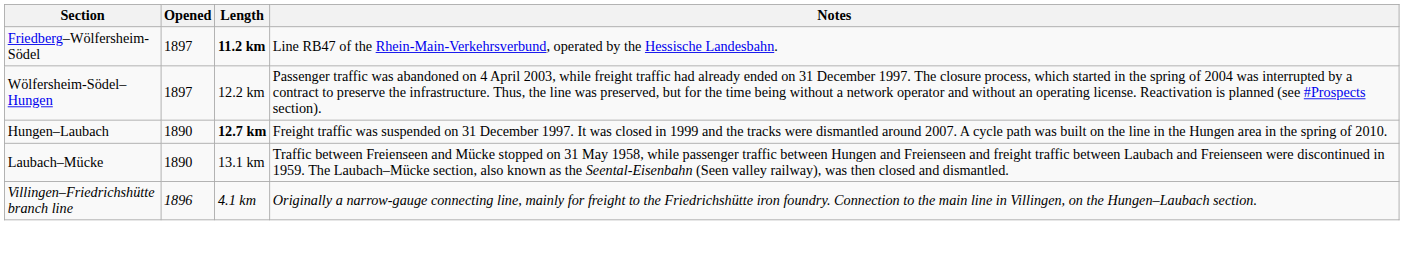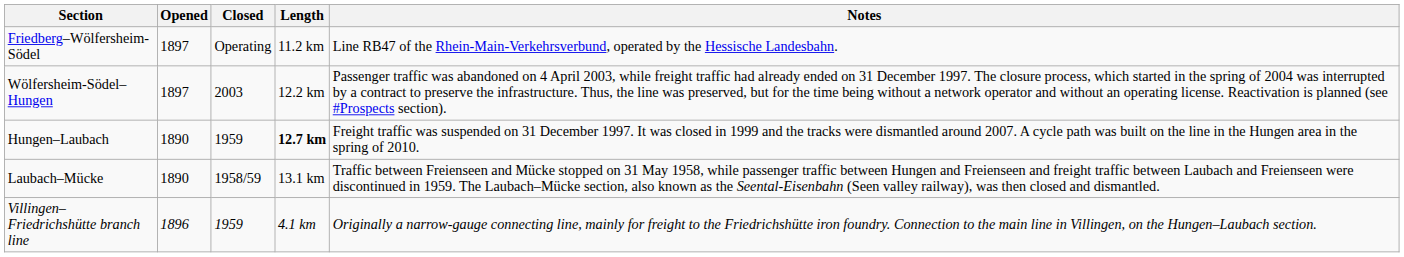+ column: (243, 15)
(242, 46) bold -> (301, 46) normal
